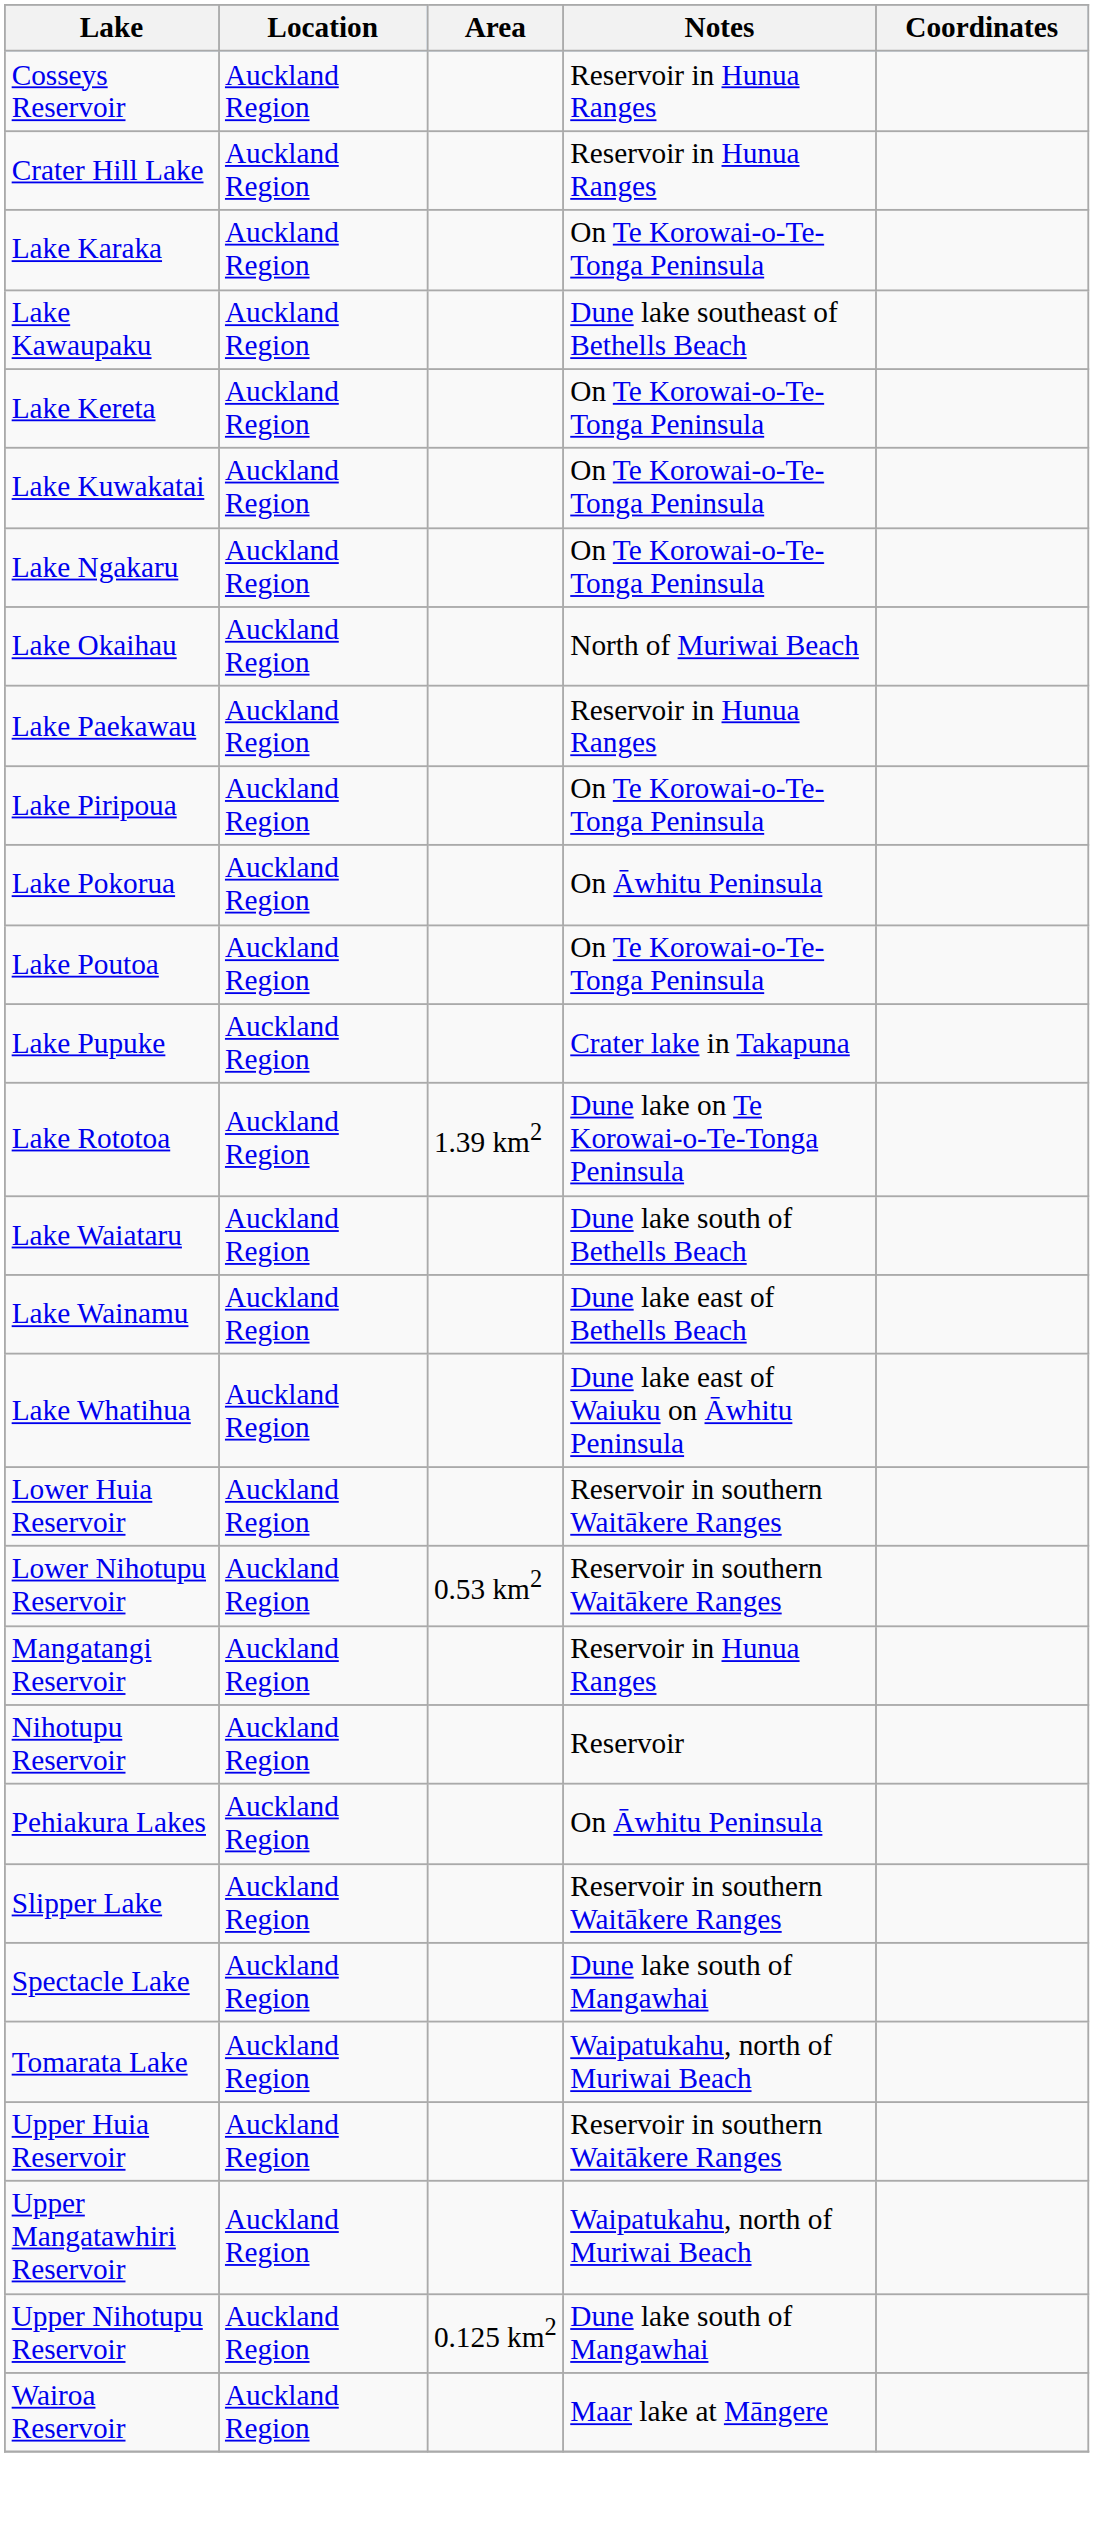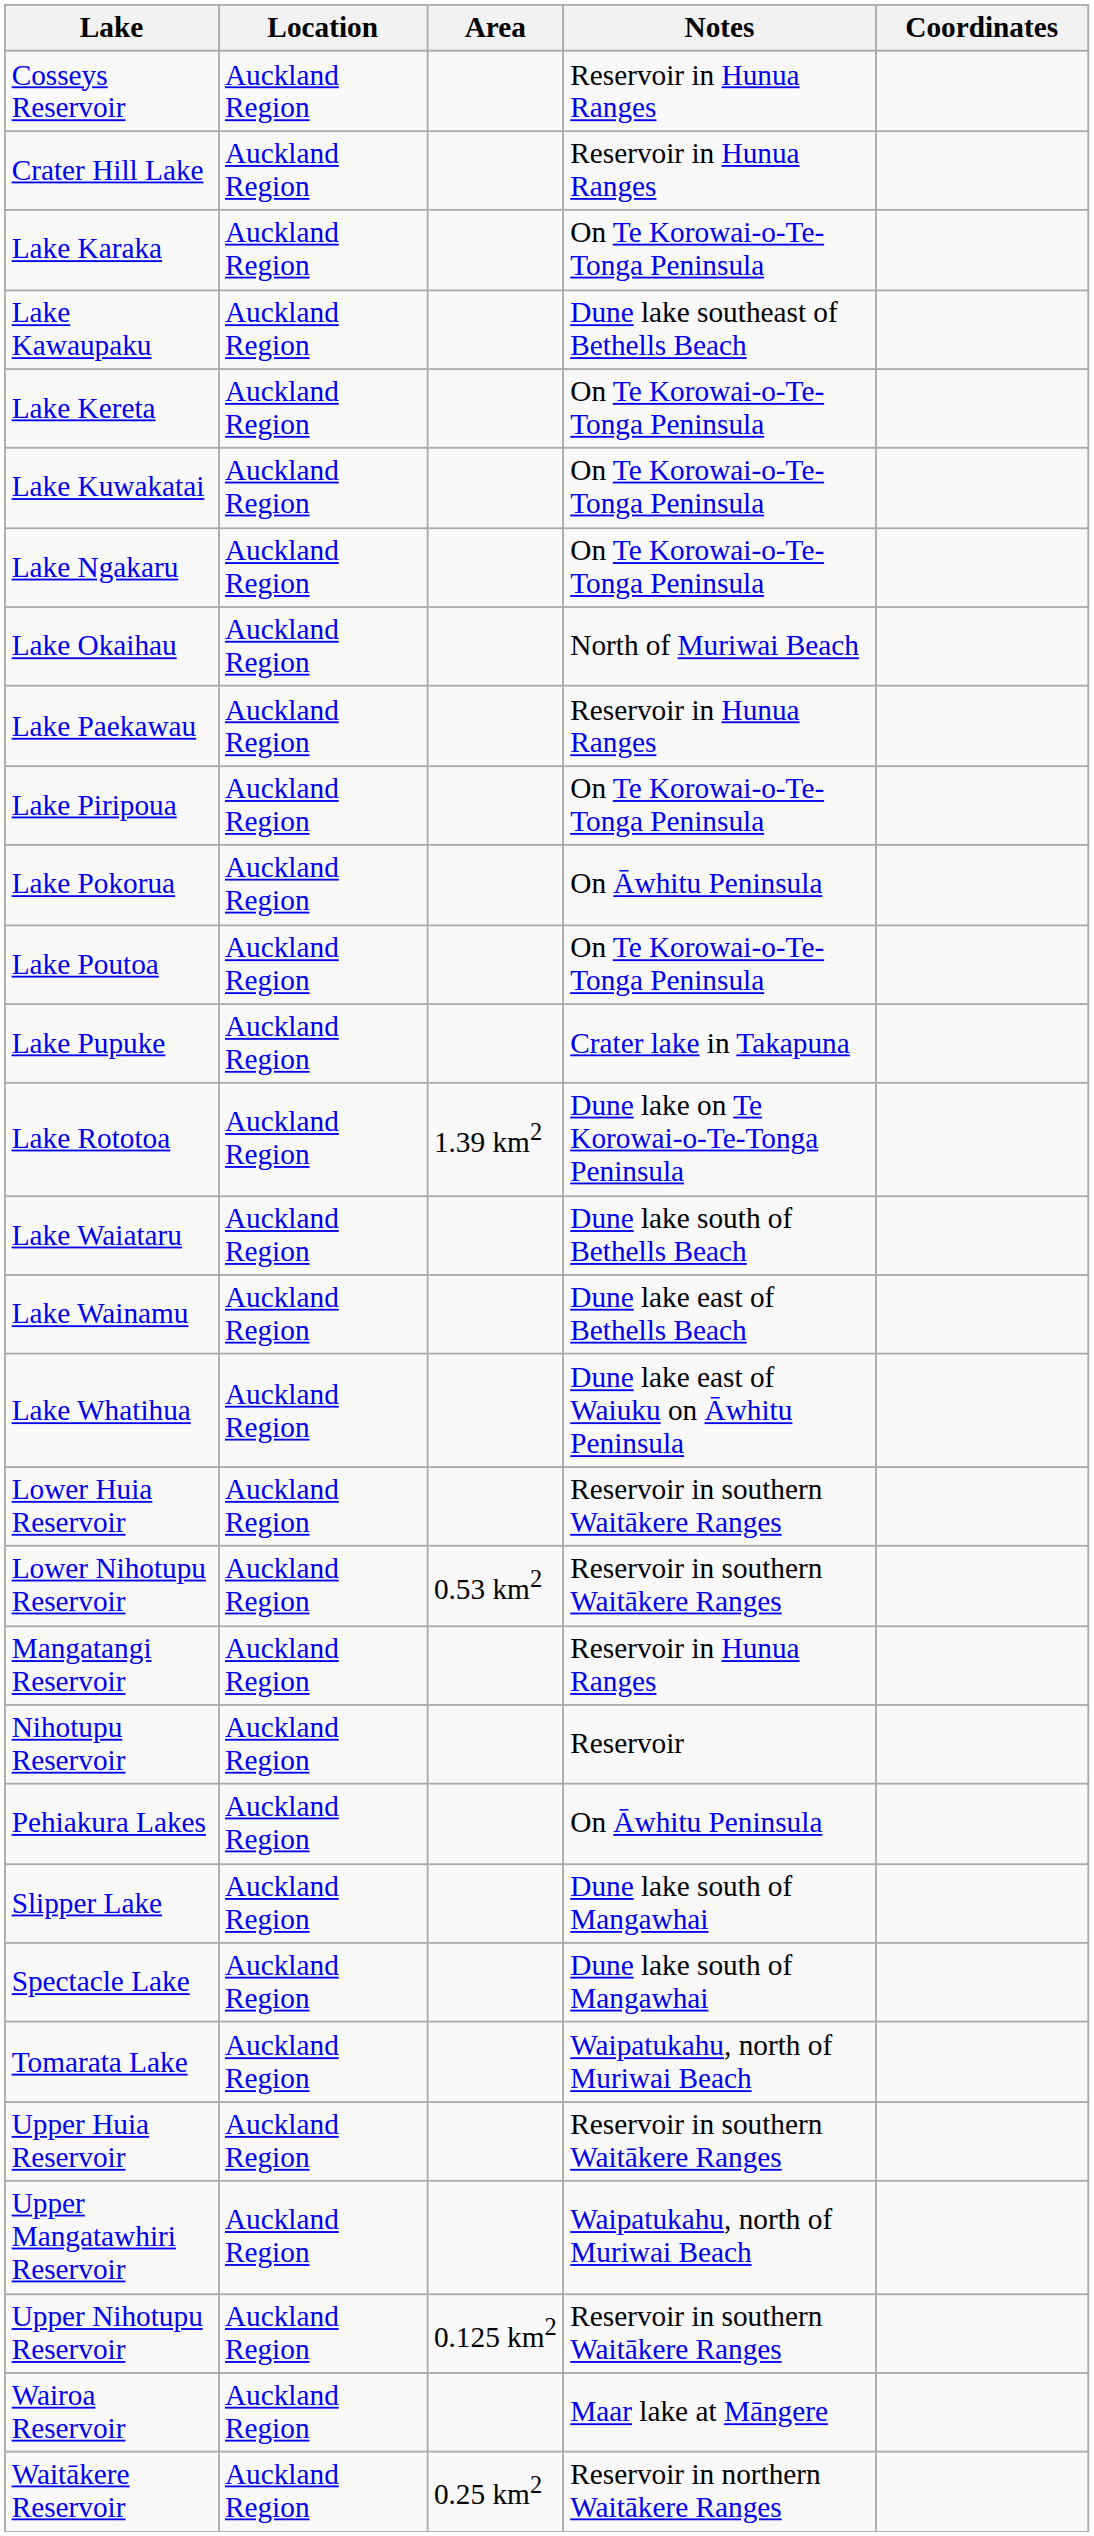(696, 1902) Reservoir in southern Waitākere Ranges -> (681, 1902) Dune lake south of Mangawhai
(681, 2332) Dune lake south of Mangawhai -> (696, 2332) Reservoir in southern Waitākere Ranges
+ row: (71, 2491)
